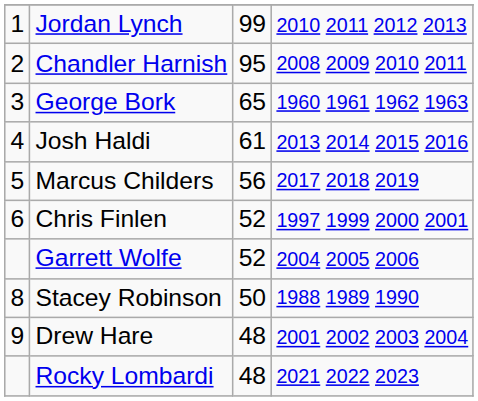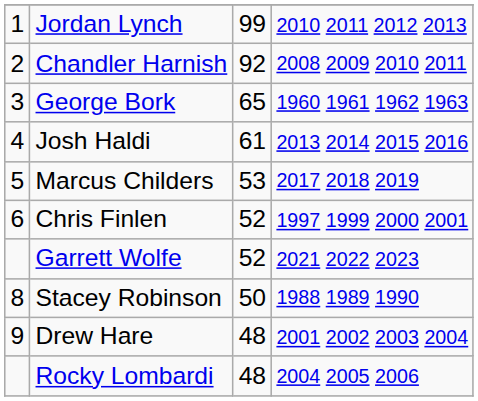(252, 63) 95 -> (252, 63) 92
(252, 180) 56 -> (252, 180) 53
(348, 259) 2004 2005 2006 -> (348, 259) 2021 2022 2023
(348, 376) 2021 2022 2023 -> (348, 376) 2004 2005 2006
